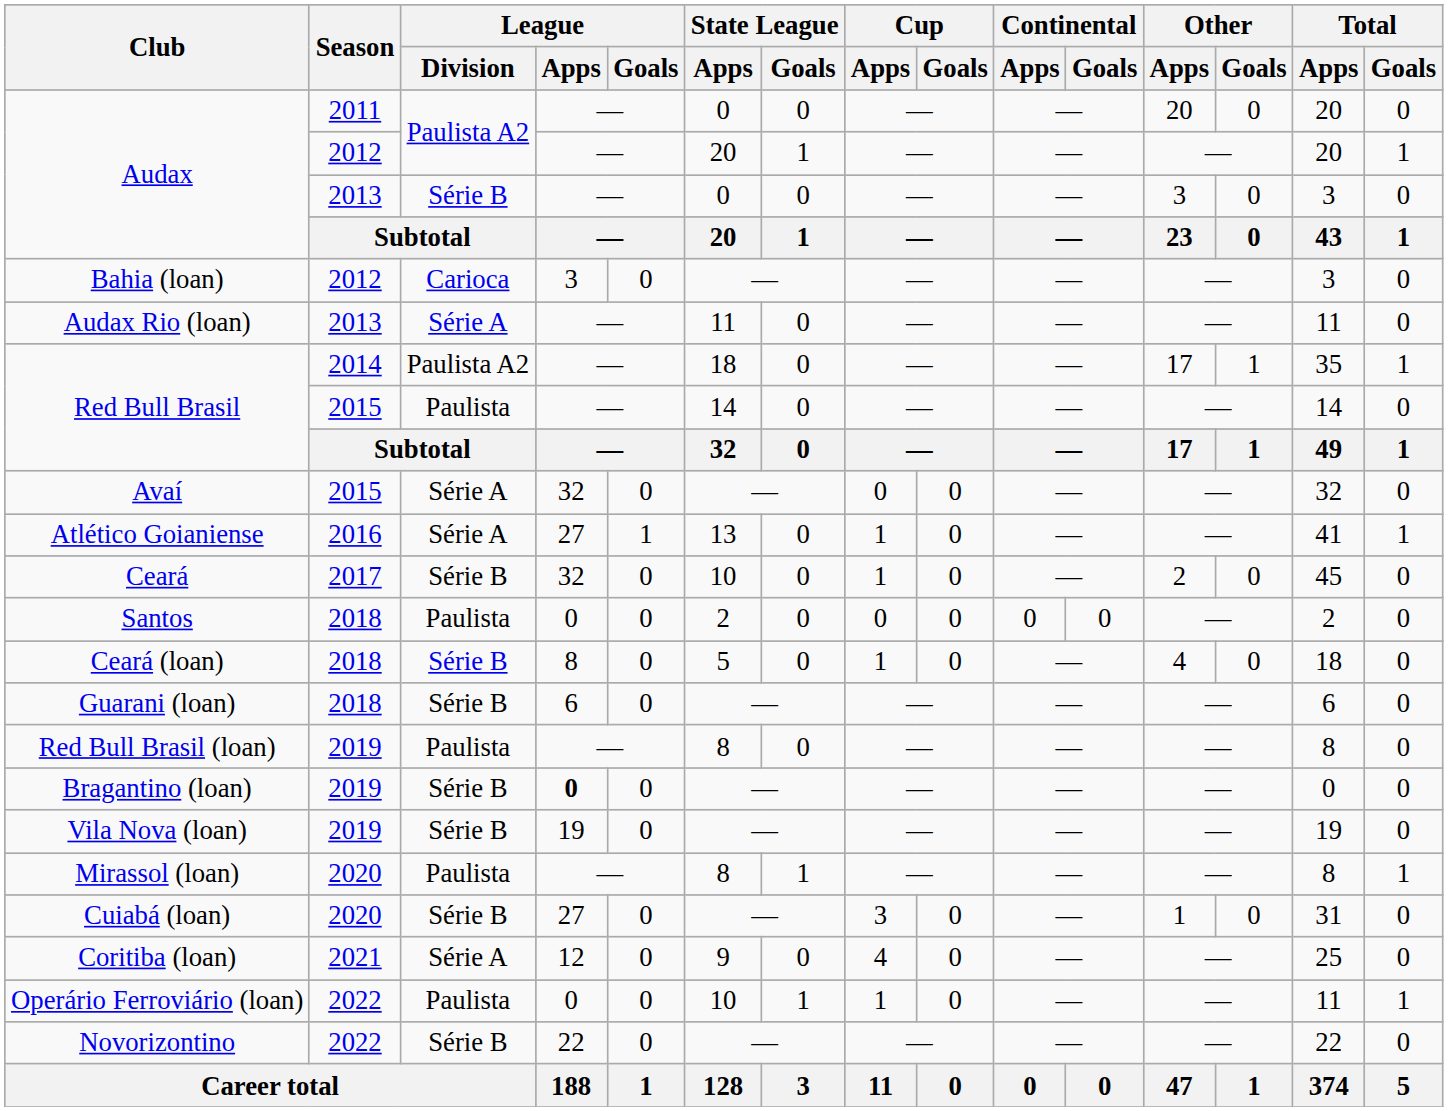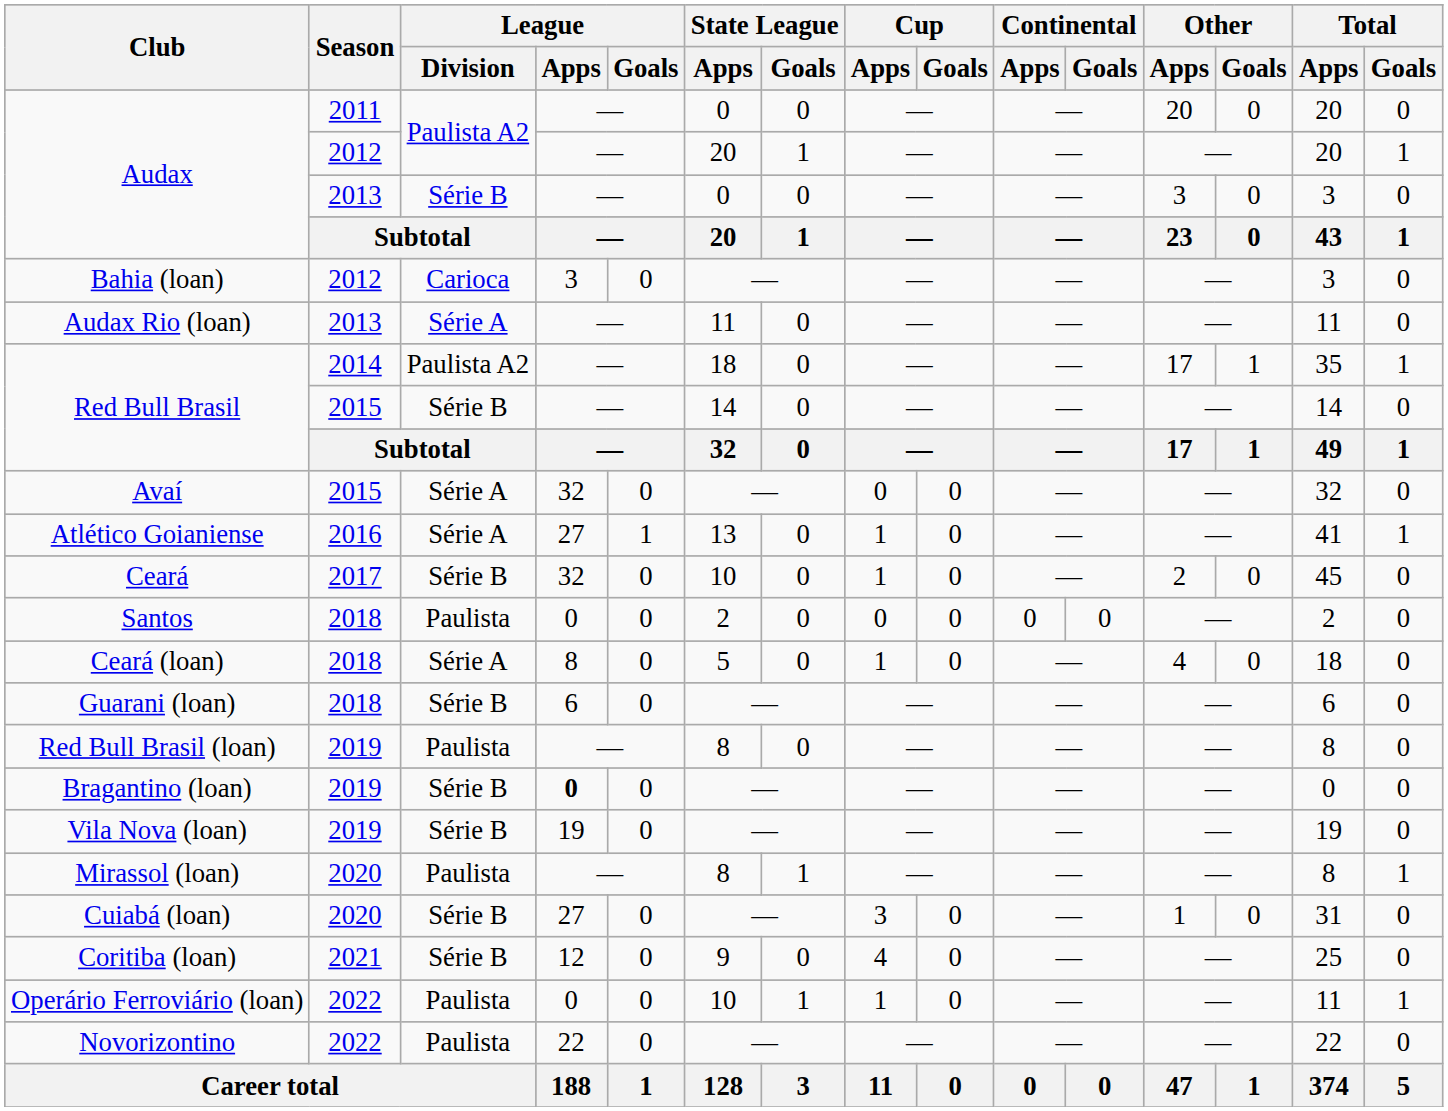(468, 407) Paulista -> (468, 407) Série B
(468, 661) Série B -> (468, 661) Série A
(468, 957) Série A -> (468, 957) Série B
(468, 1042) Série B -> (468, 1042) Paulista
